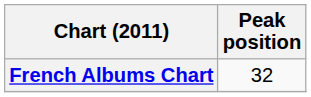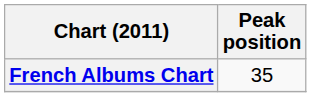(262, 75) 32 -> (262, 75) 35
